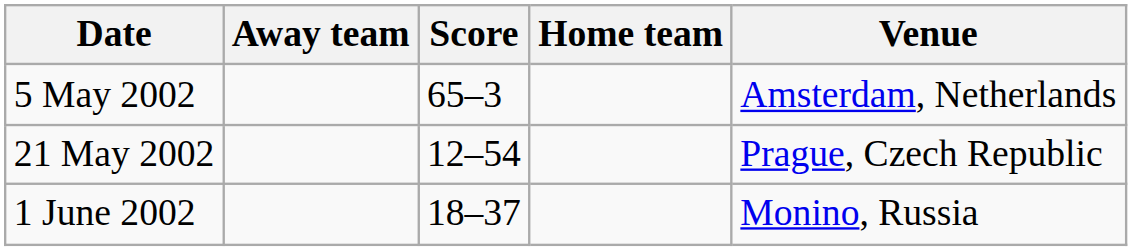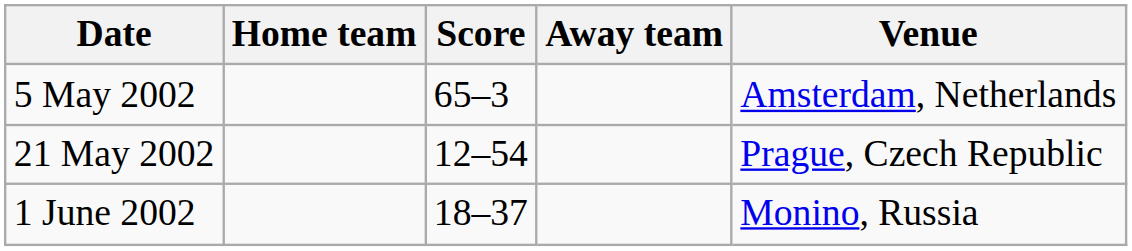columns swapped: (631, 34) <-> (321, 34)
